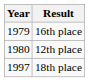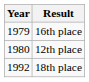(18, 67) 1997 -> (18, 67) 1992
